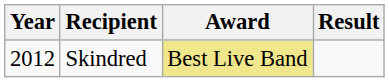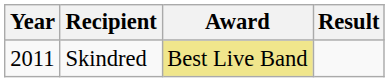(32, 58) 2012 -> (32, 58) 2011
